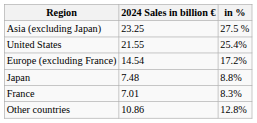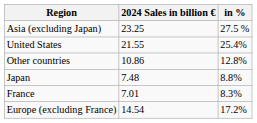rows swapped: (62, 61) <-> (38, 110)
